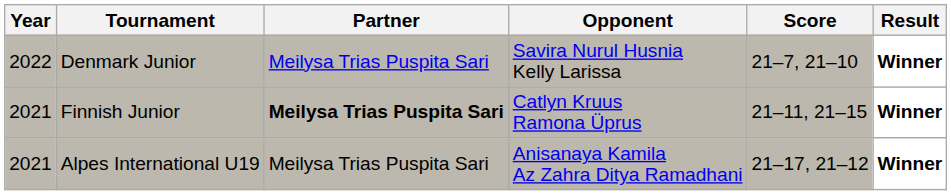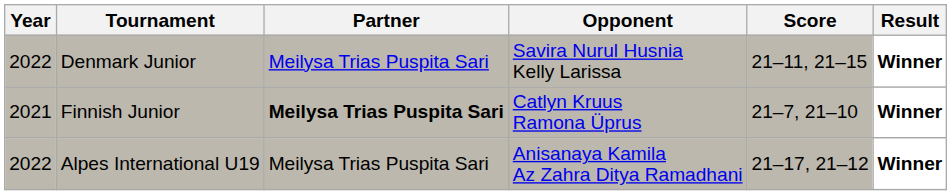(805, 61) 21–7, 21–10 -> (809, 61) 21–11, 21–15
(809, 113) 21–11, 21–15 -> (805, 113) 21–7, 21–10
(30, 164) 2021 -> (30, 164) 2022
